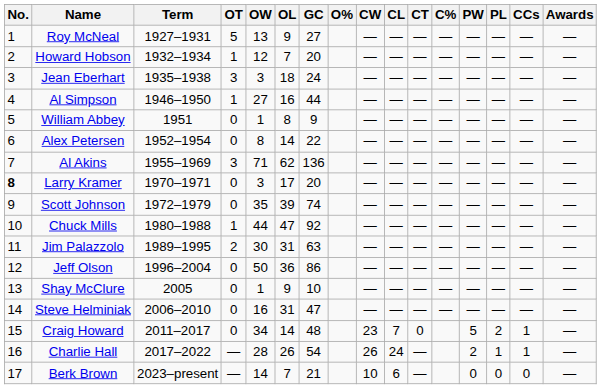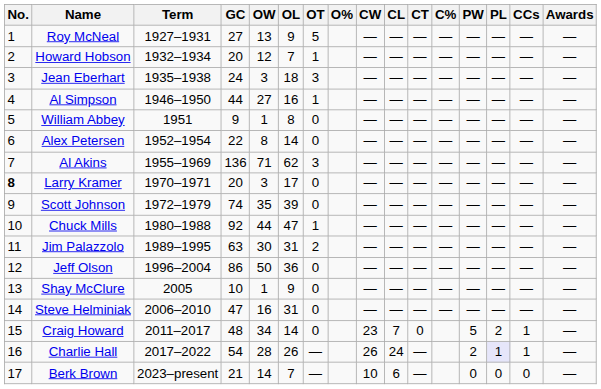columns swapped: (314, 15) <-> (234, 15)
(498, 352) no background -> (498, 352) lavender background
